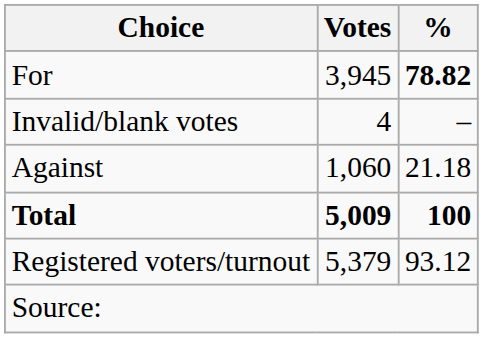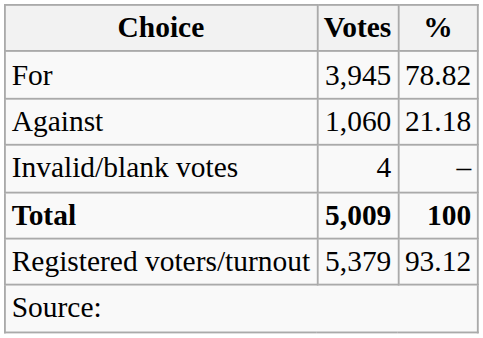(438, 74) bold -> (438, 74) normal
rows swapped: (58, 167) <-> (125, 121)
